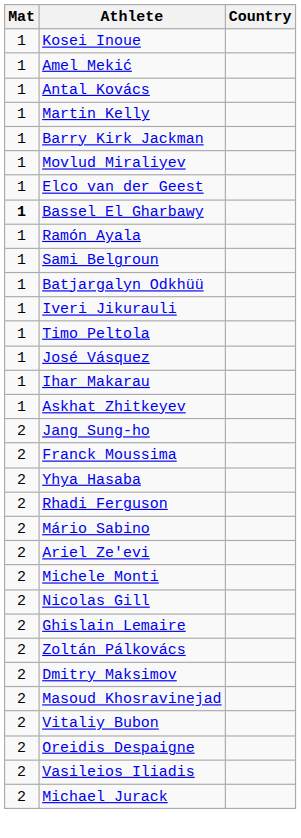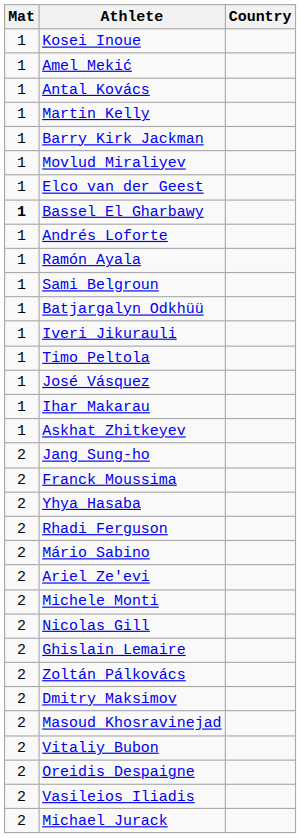+ row: (105, 236)
